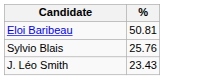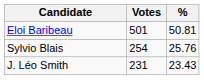+ column: (147, 13)
